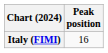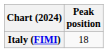(84, 39) 16 -> (84, 39) 18
